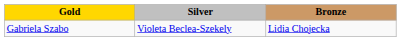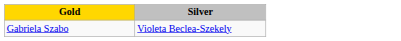- column: (331, 12)
